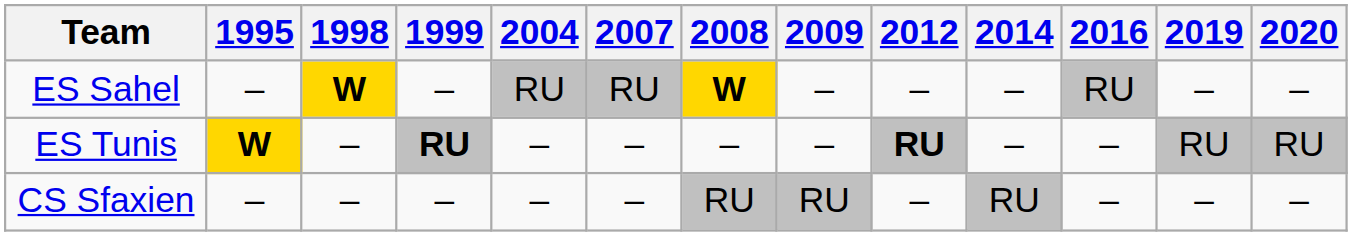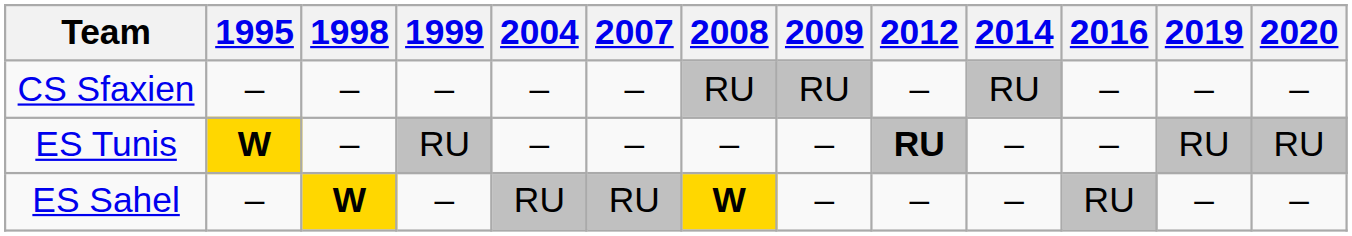rows swapped: (106, 88) <-> (106, 200)
(444, 144) bold -> (444, 144) normal
